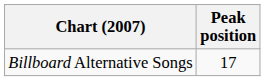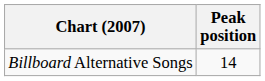(228, 62) 17 -> (228, 62) 14
